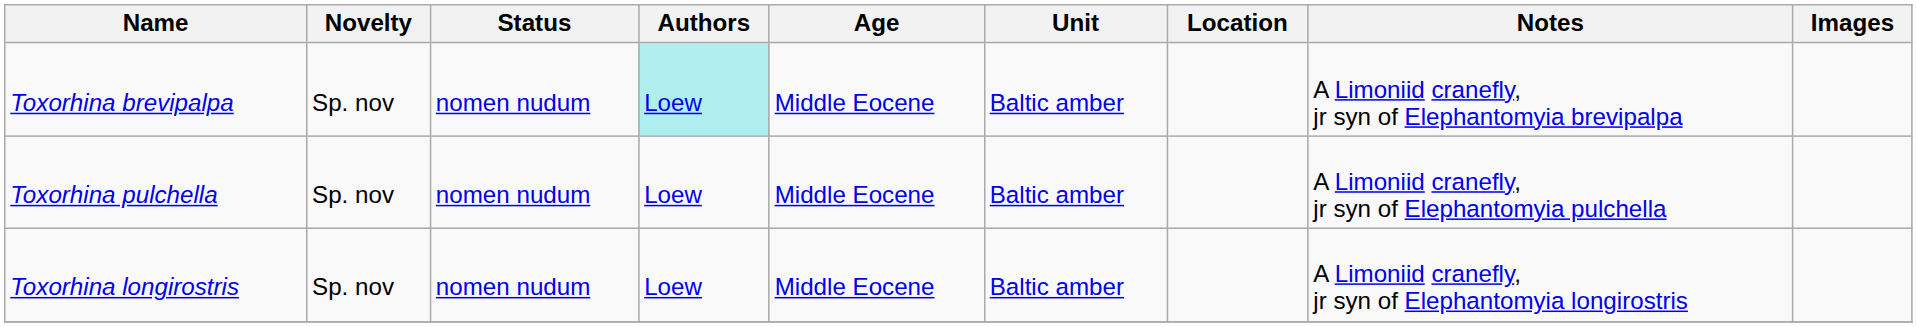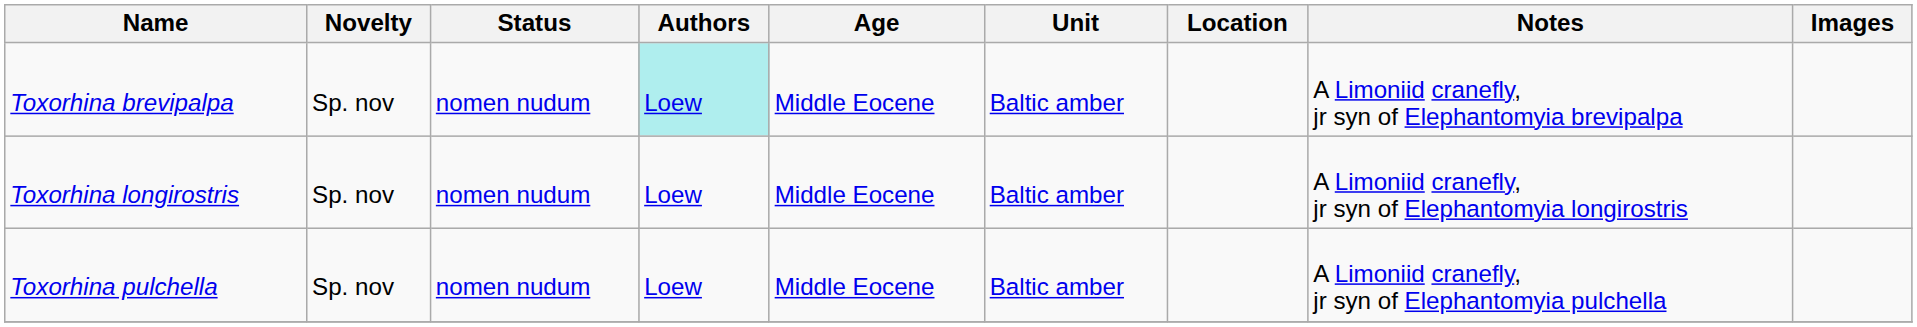rows swapped: (125, 288) <-> (114, 195)
